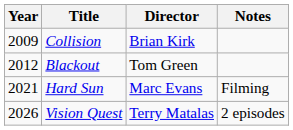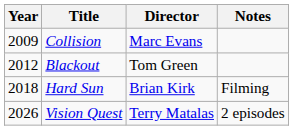(162, 40) Brian Kirk -> (166, 40) Marc Evans
(23, 88) 2021 -> (23, 88) 2018
(166, 88) Marc Evans -> (162, 88) Brian Kirk
